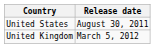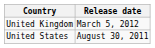rows swapped: (37, 24) <-> (40, 37)
